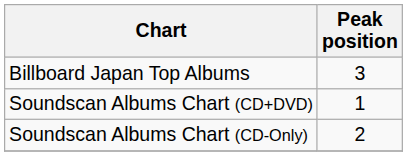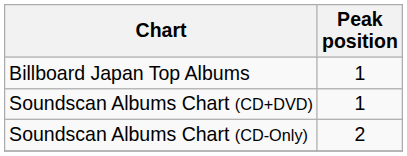(360, 72) 3 -> (360, 72) 1
